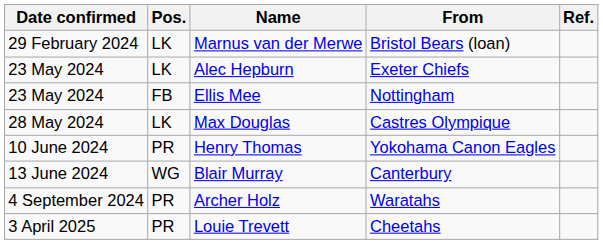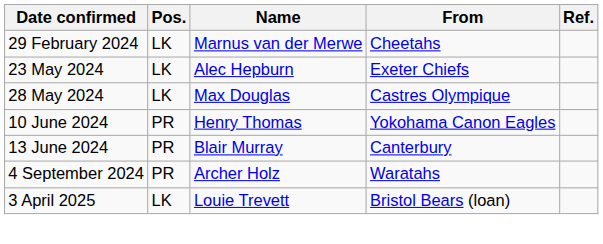(440, 43) Bristol Bears (loan) -> (405, 43) Cheetahs
- row: (227, 95)
(166, 174) WG -> (163, 148) PR
(163, 226) PR -> (162, 200) LK
(405, 226) Cheetahs -> (440, 200) Bristol Bears (loan)
